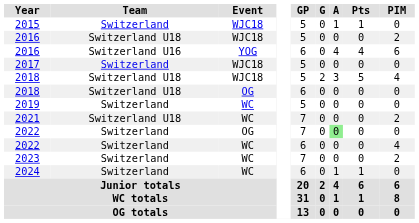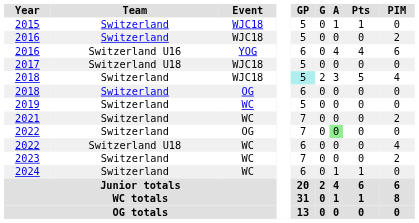(135, 38) Switzerland U18 -> (135, 38) Switzerland
(135, 64) Switzerland -> (135, 64) Switzerland U18
(135, 78) Switzerland U18 -> (135, 78) Switzerland
(303, 78) no background -> (303, 78) paleturquoise background
(135, 91) Switzerland U18 -> (135, 91) Switzerland
(135, 118) Switzerland U18 -> (135, 118) Switzerland
(135, 145) Switzerland -> (135, 145) Switzerland U18
